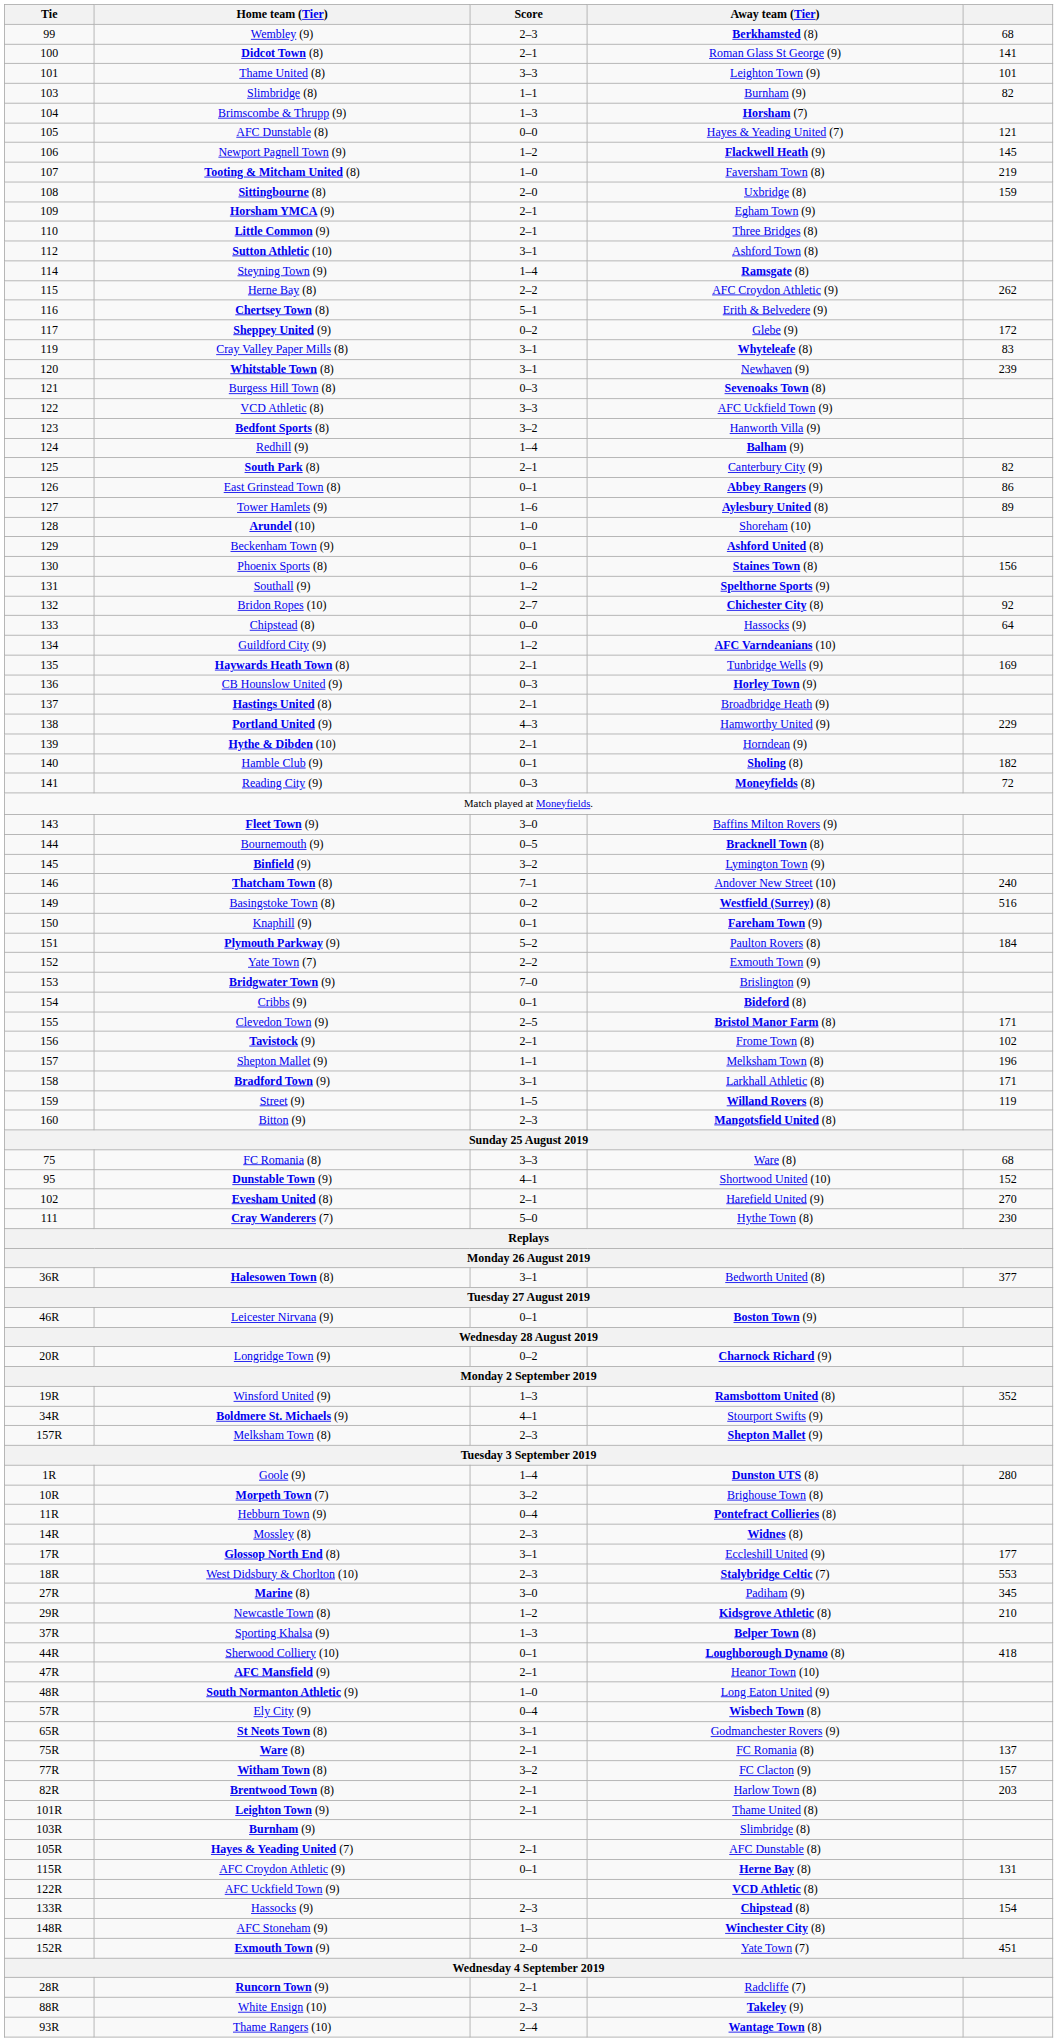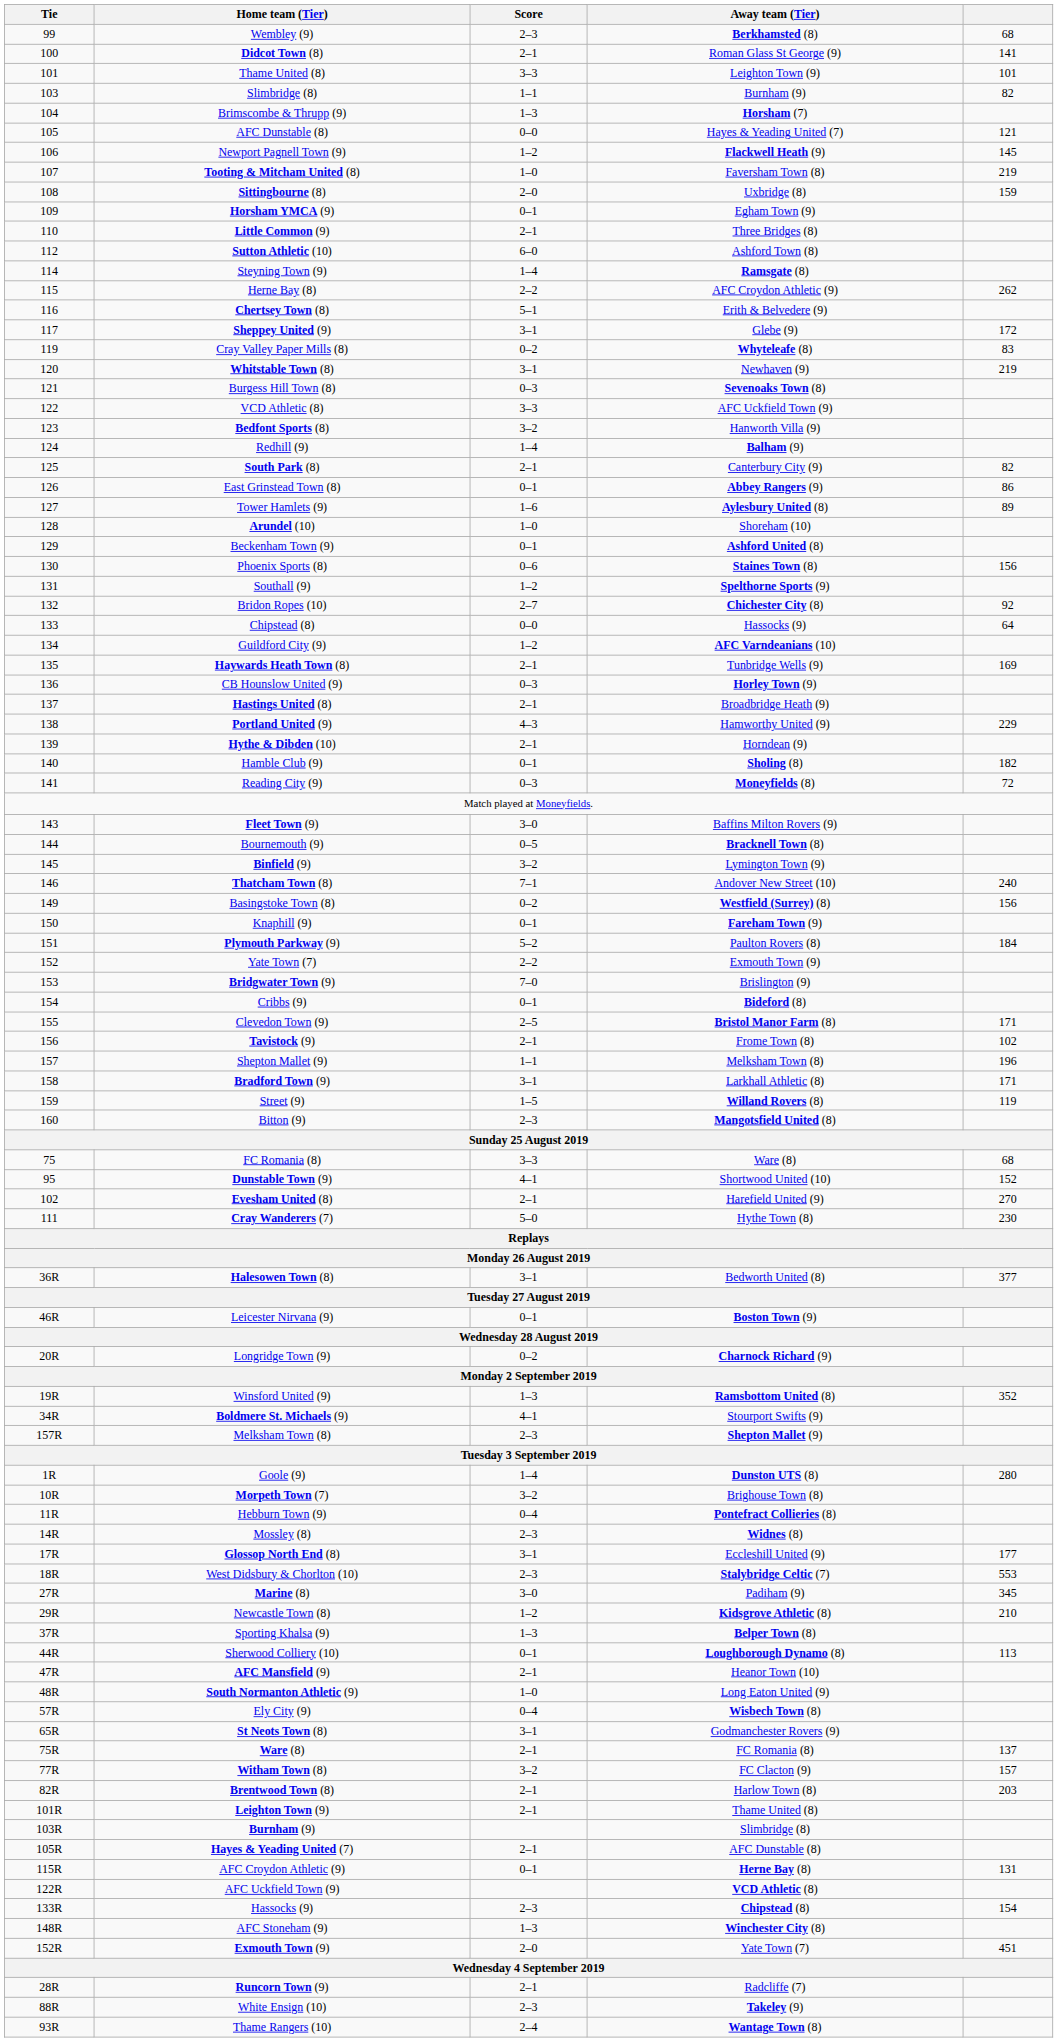(529, 211) 2–1 -> (529, 211) 0–1
(529, 251) 3–1 -> (529, 251) 6–0
(529, 330) 0–2 -> (529, 330) 3–1
(529, 349) 3–1 -> (529, 349) 0–2
(1008, 369) 239 -> (1008, 369) 219
(1008, 903) 516 -> (1008, 903) 156
(1008, 1652) 418 -> (1008, 1652) 113
